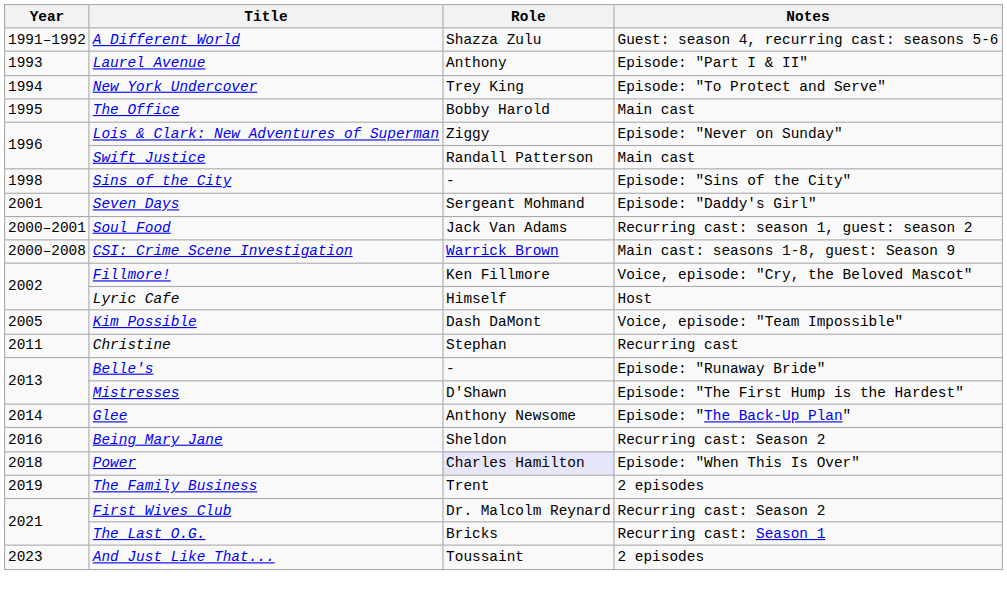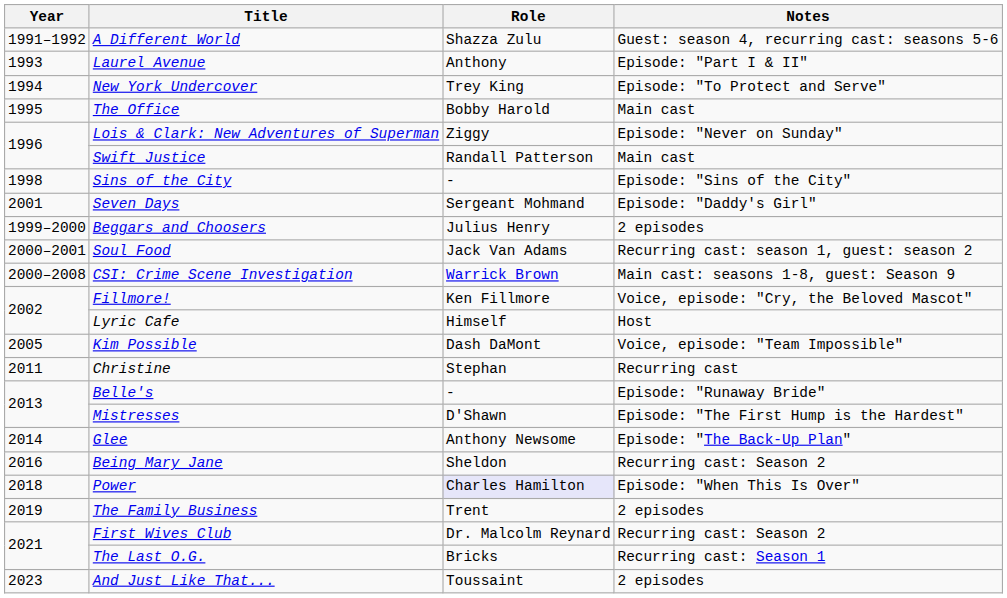+ row: (179, 228)
